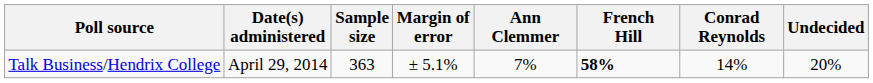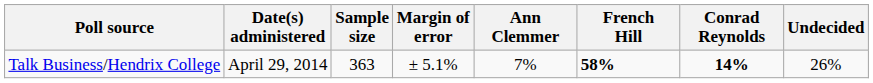(732, 63) normal -> (732, 63) bold
(826, 63) 20% -> (826, 63) 26%
